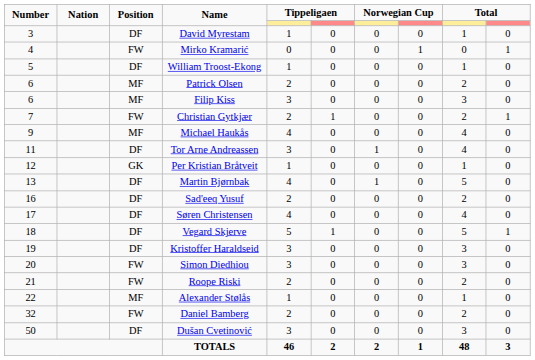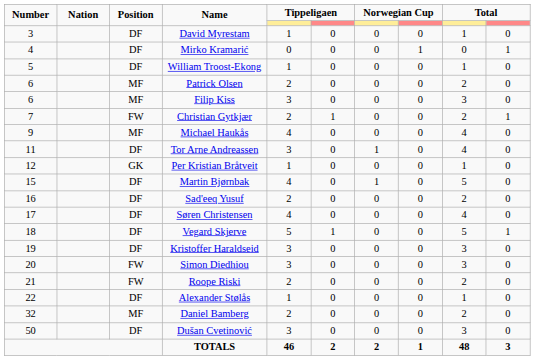(136, 50) FW -> (136, 50) DF
(31, 182) 13 -> (31, 182) 15
(136, 297) MF -> (136, 297) DF
(136, 314) FW -> (136, 314) MF
